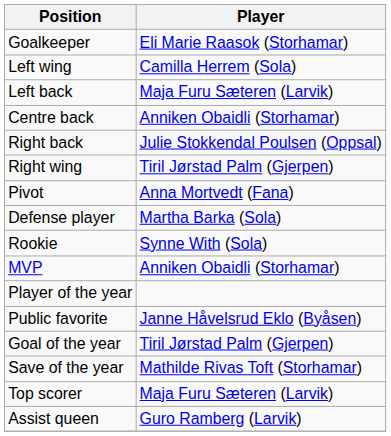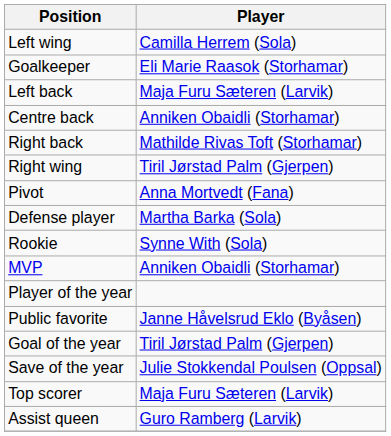rows swapped: (49, 42) <-> (40, 67)
(261, 142) Julie Stokkendal Poulsen (Oppsal) -> (251, 142) Mathilde Rivas Toft (Storhamar)
(251, 368) Mathilde Rivas Toft (Storhamar) -> (261, 368) Julie Stokkendal Poulsen (Oppsal)
